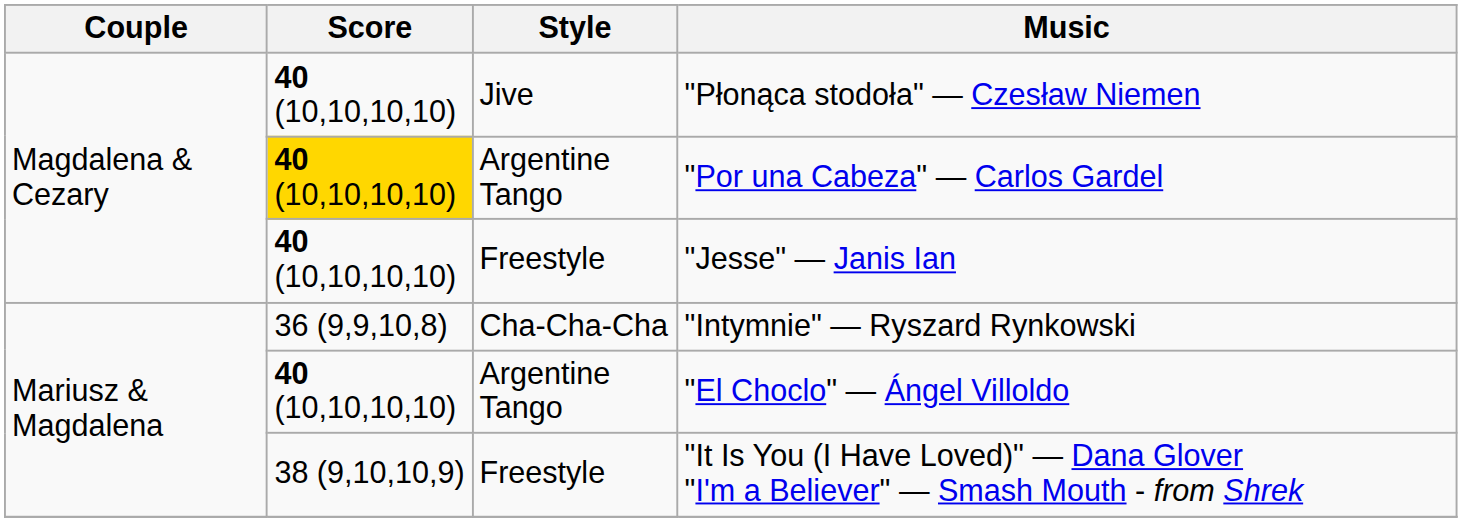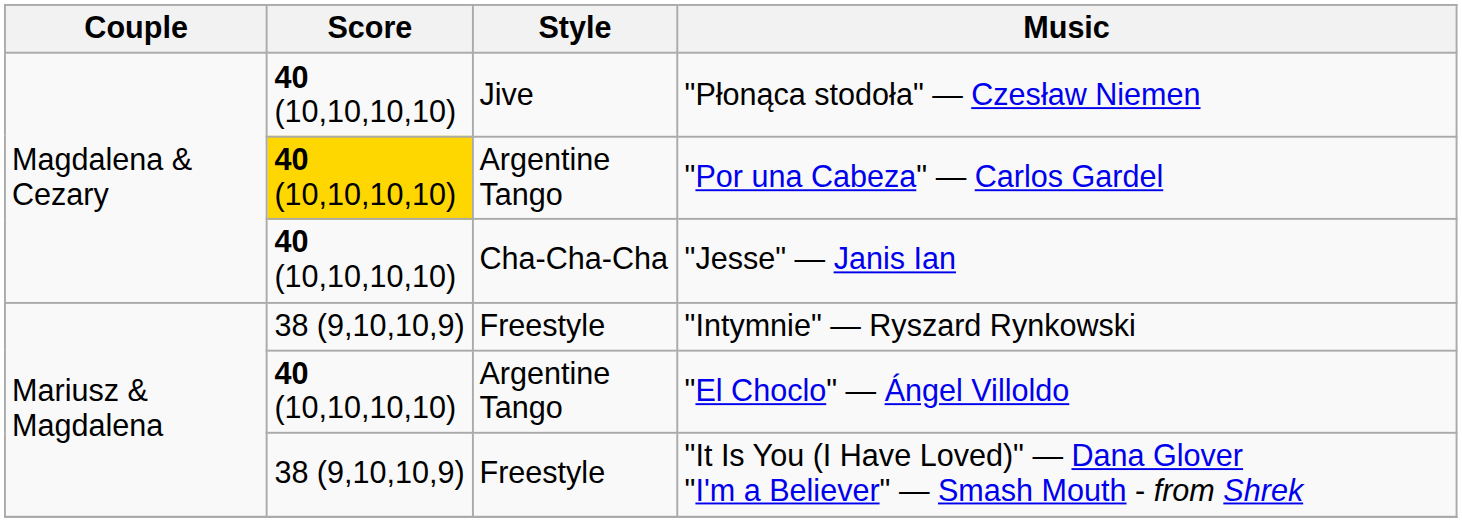(542, 260) Freestyle -> (574, 260) Cha-Cha-Cha
(361, 325) 36 (9,9,10,8) -> (370, 325) 38 (9,10,10,9)
(574, 325) Cha-Cha-Cha -> (542, 325) Freestyle
